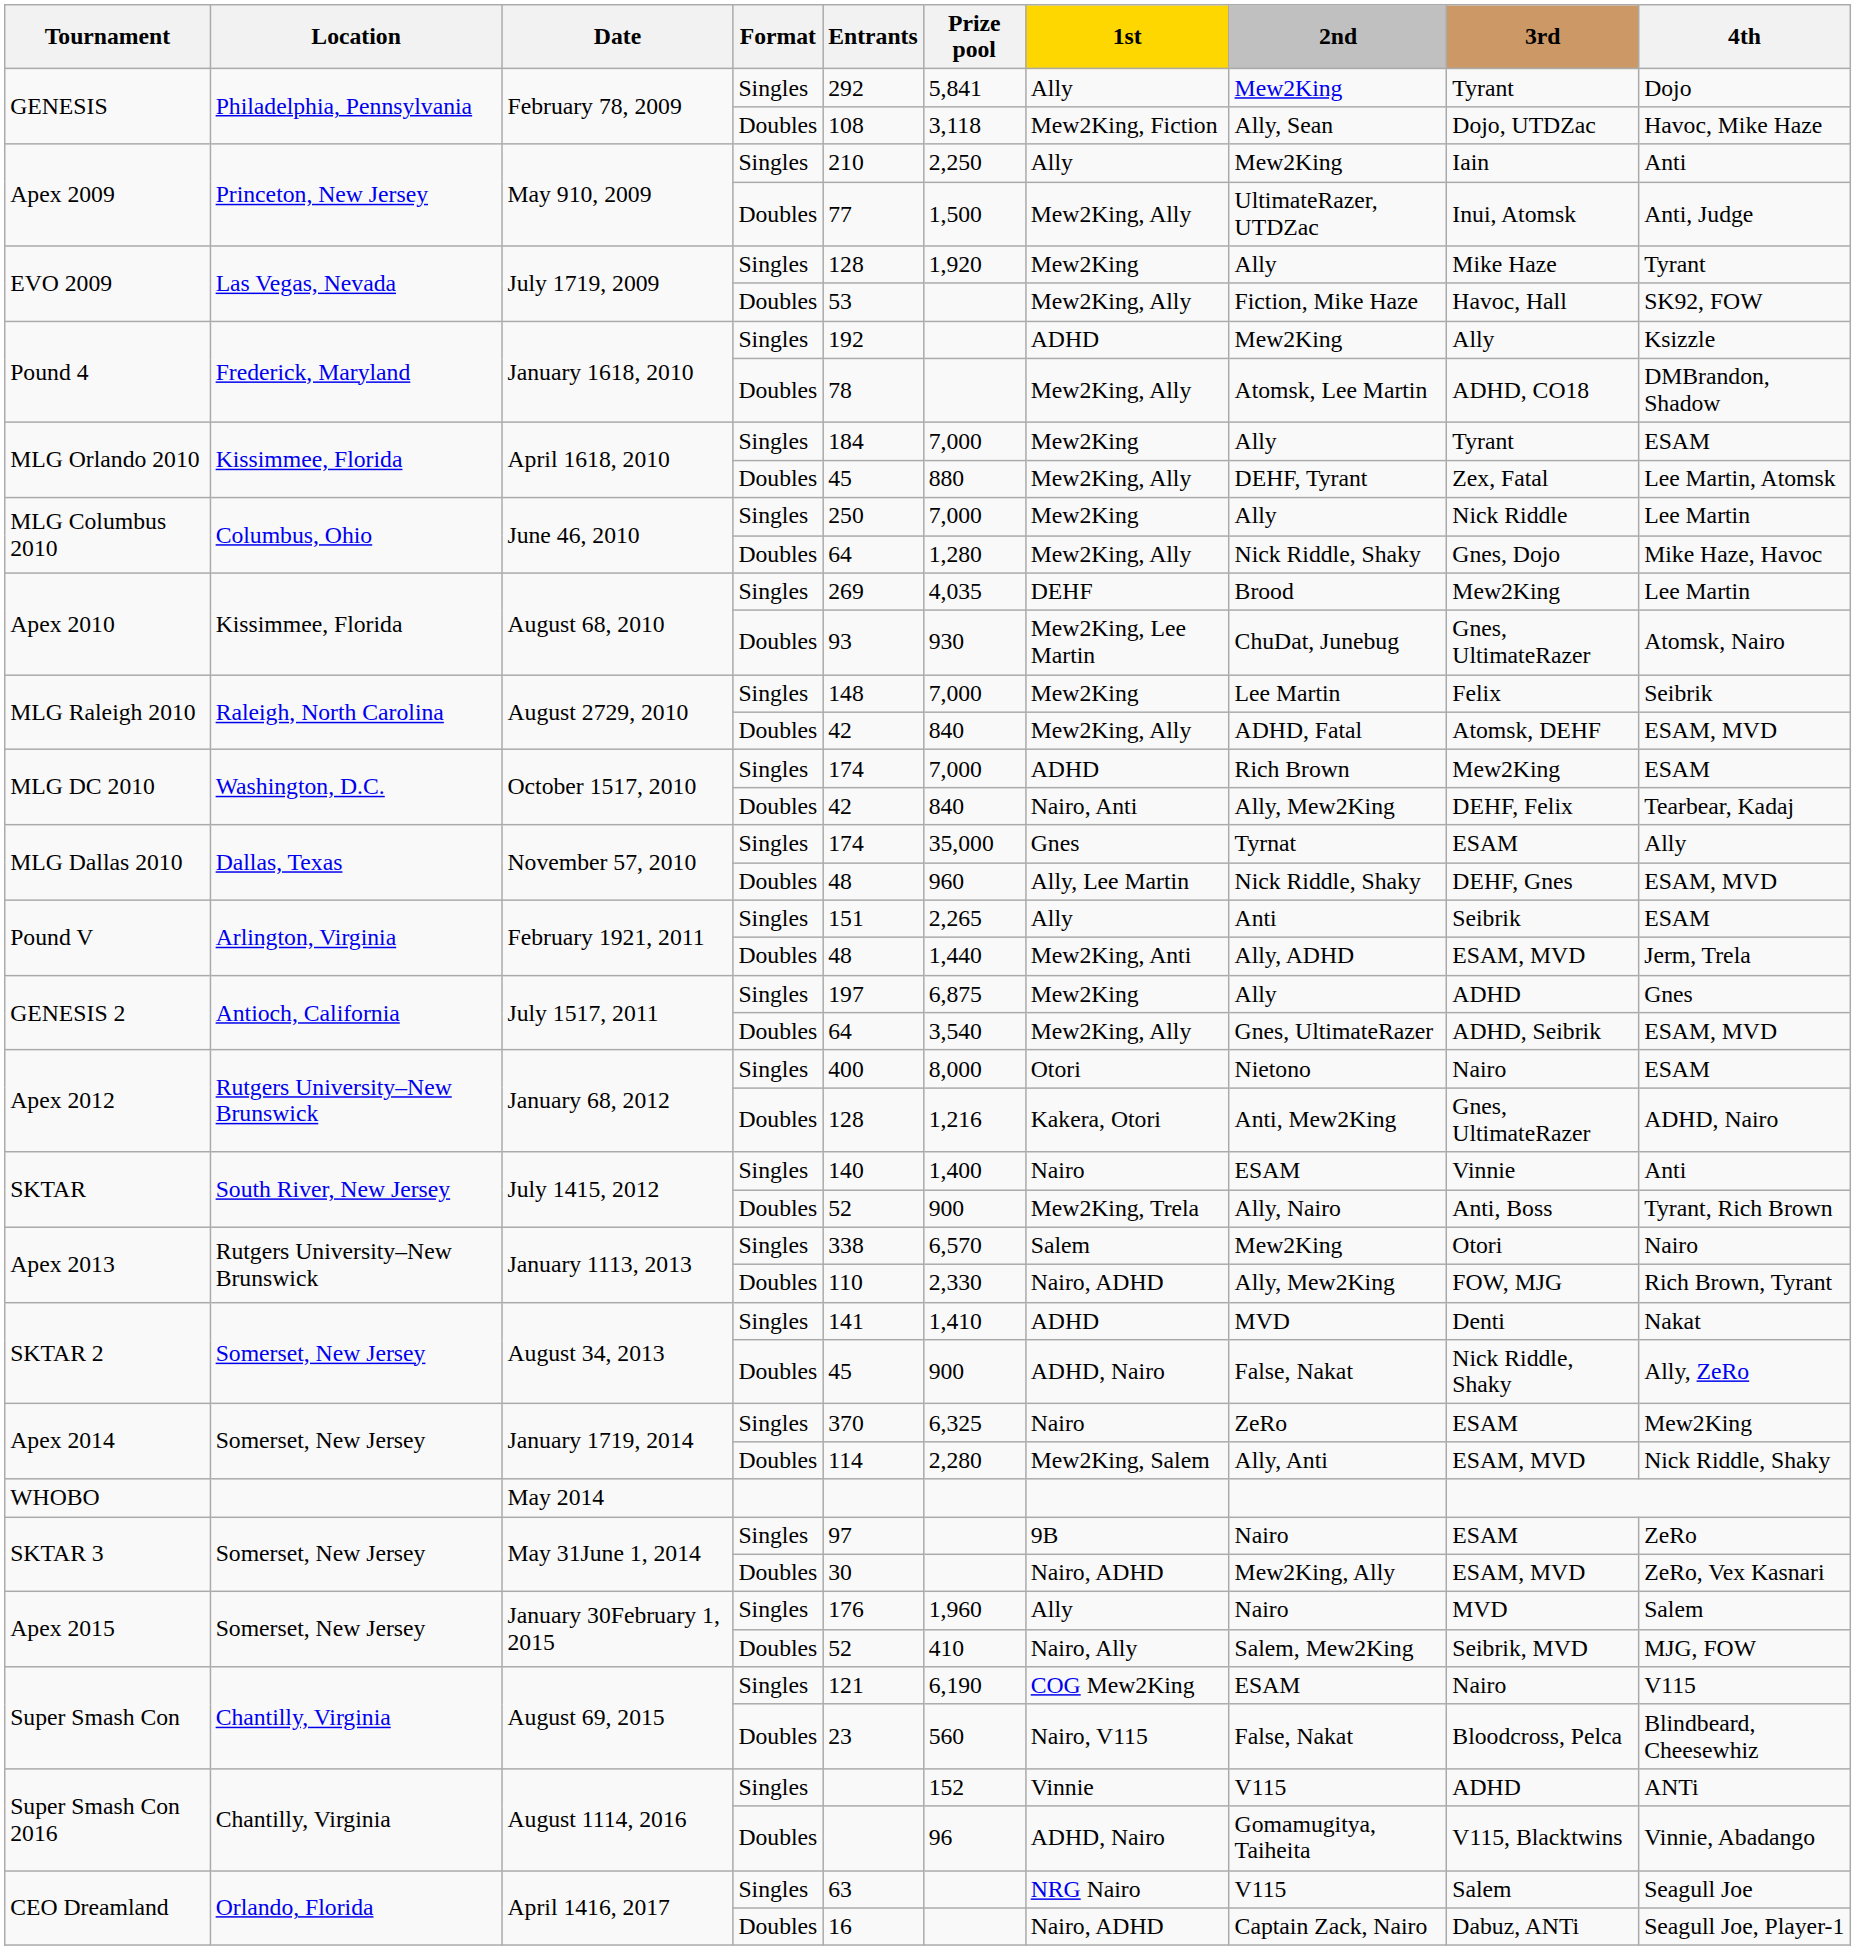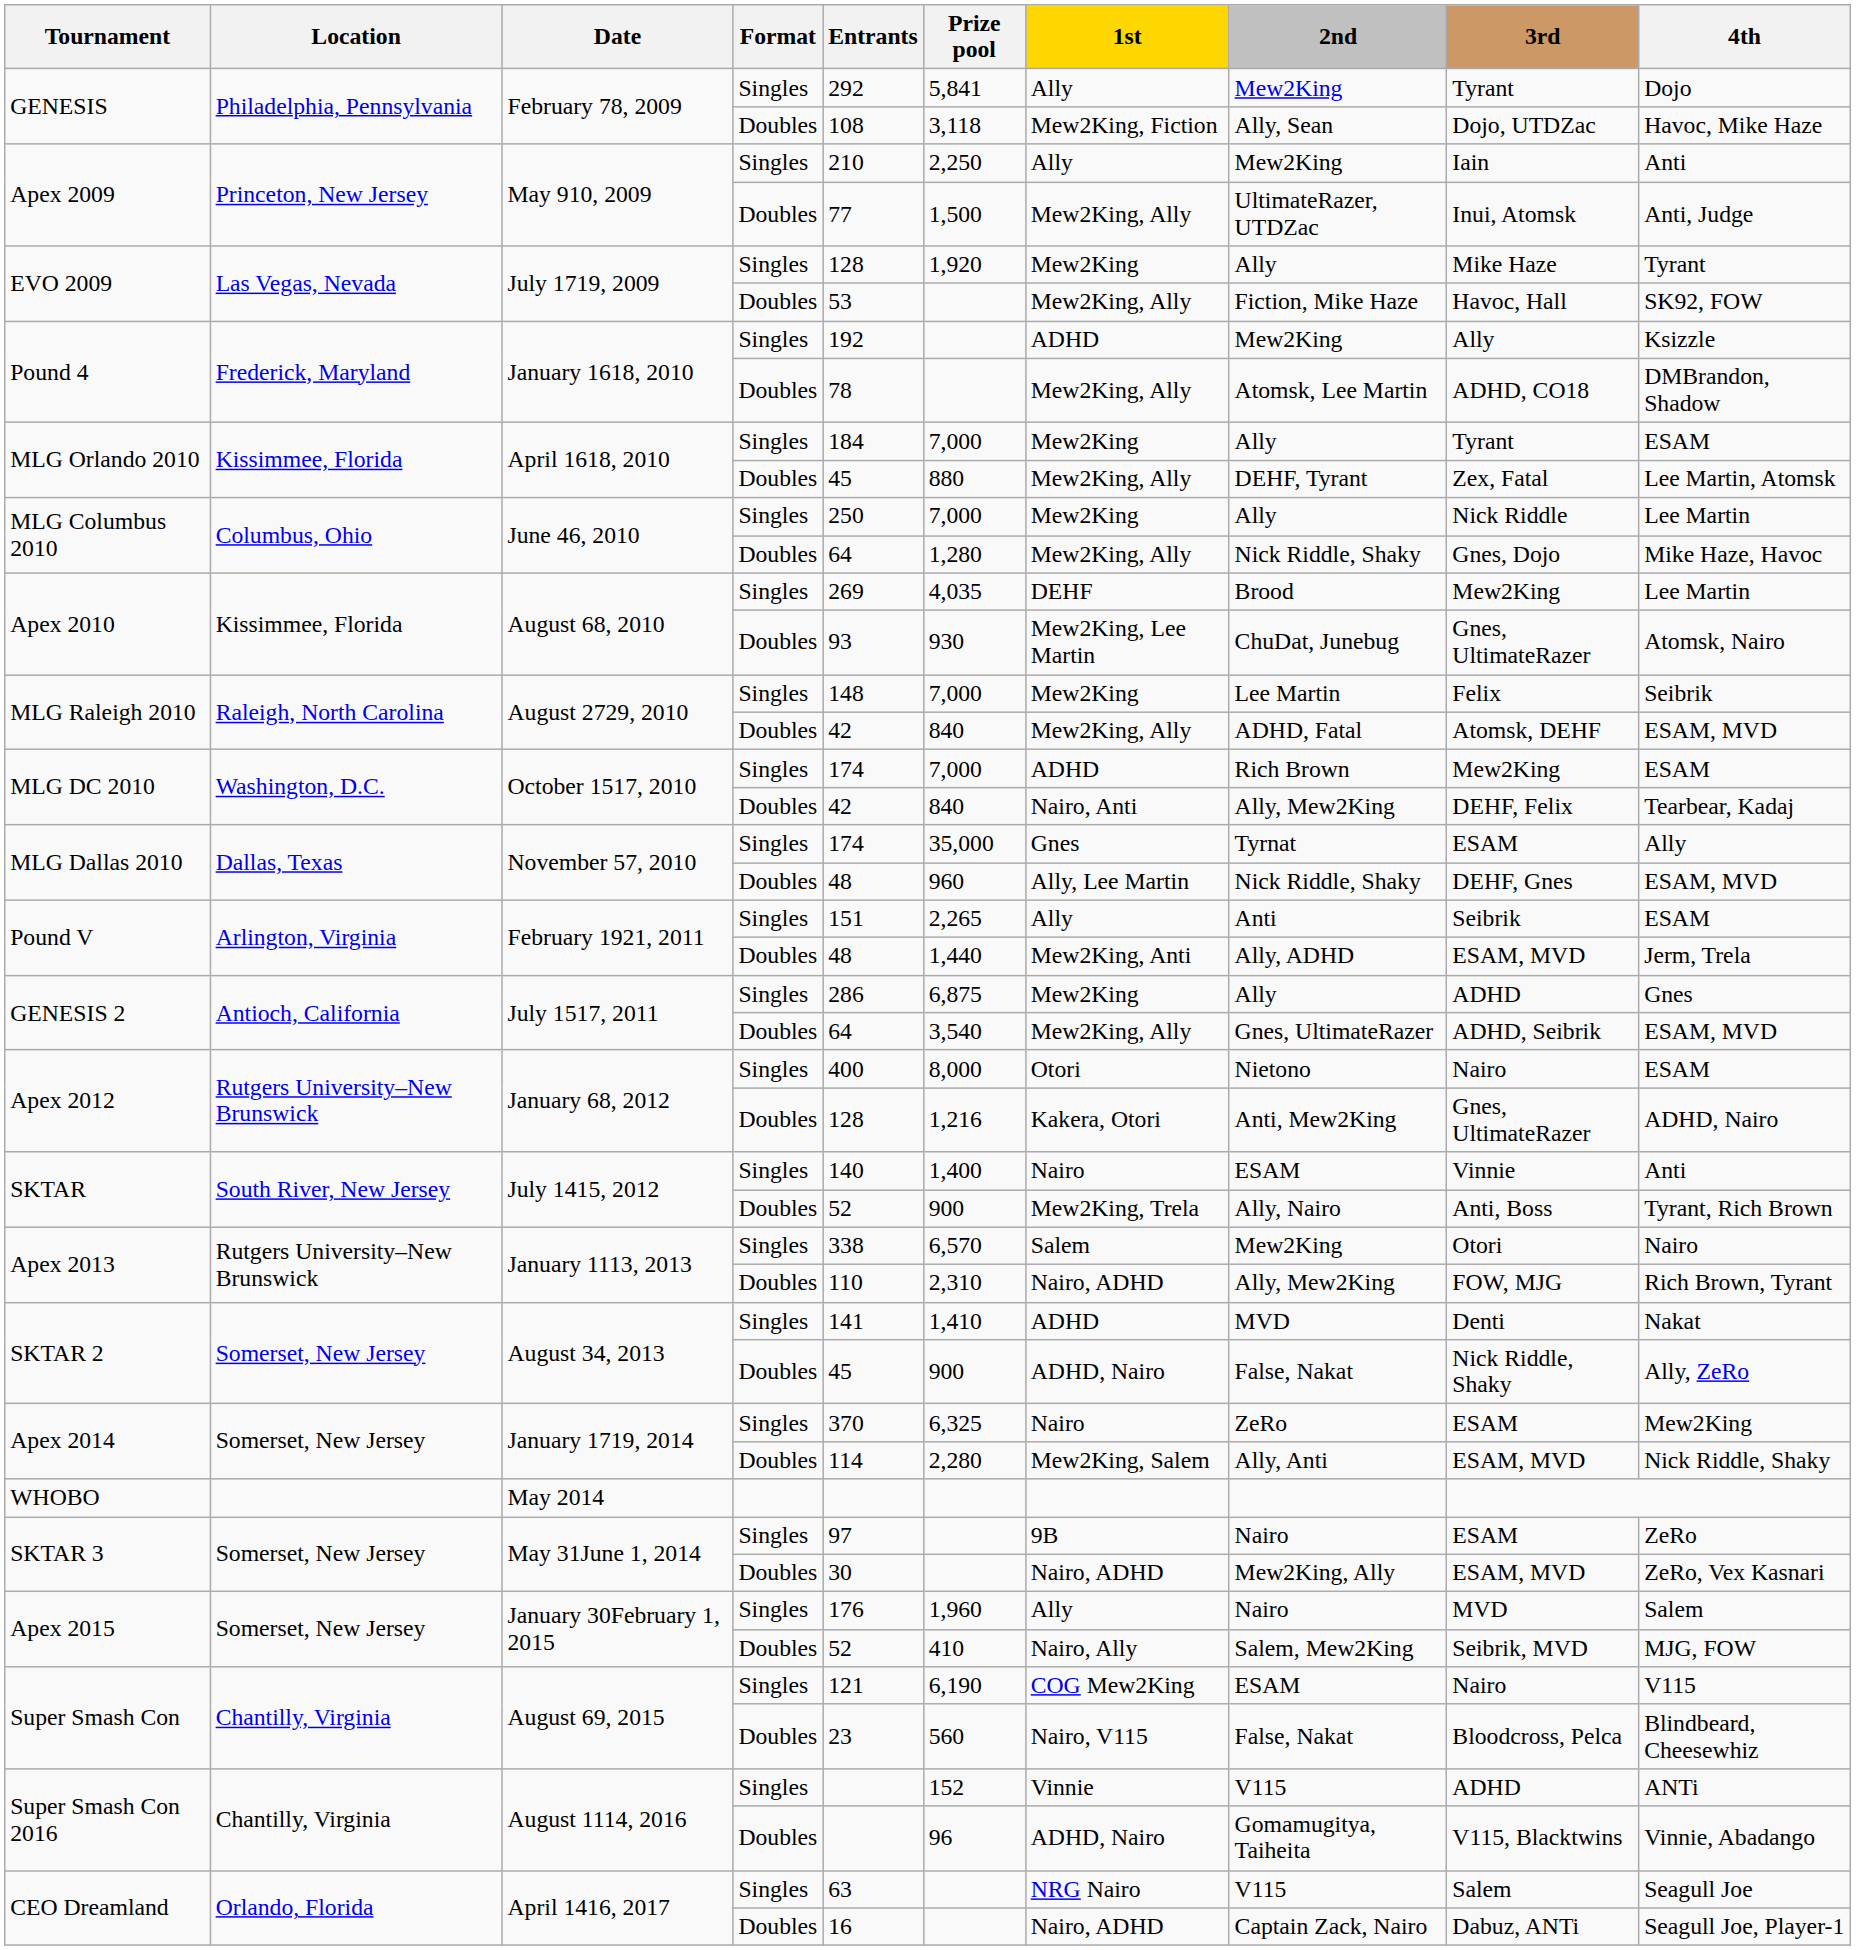(846, 993) 197 -> (846, 993) 286
(955, 1283) 2,330 -> (955, 1283) 2,310
